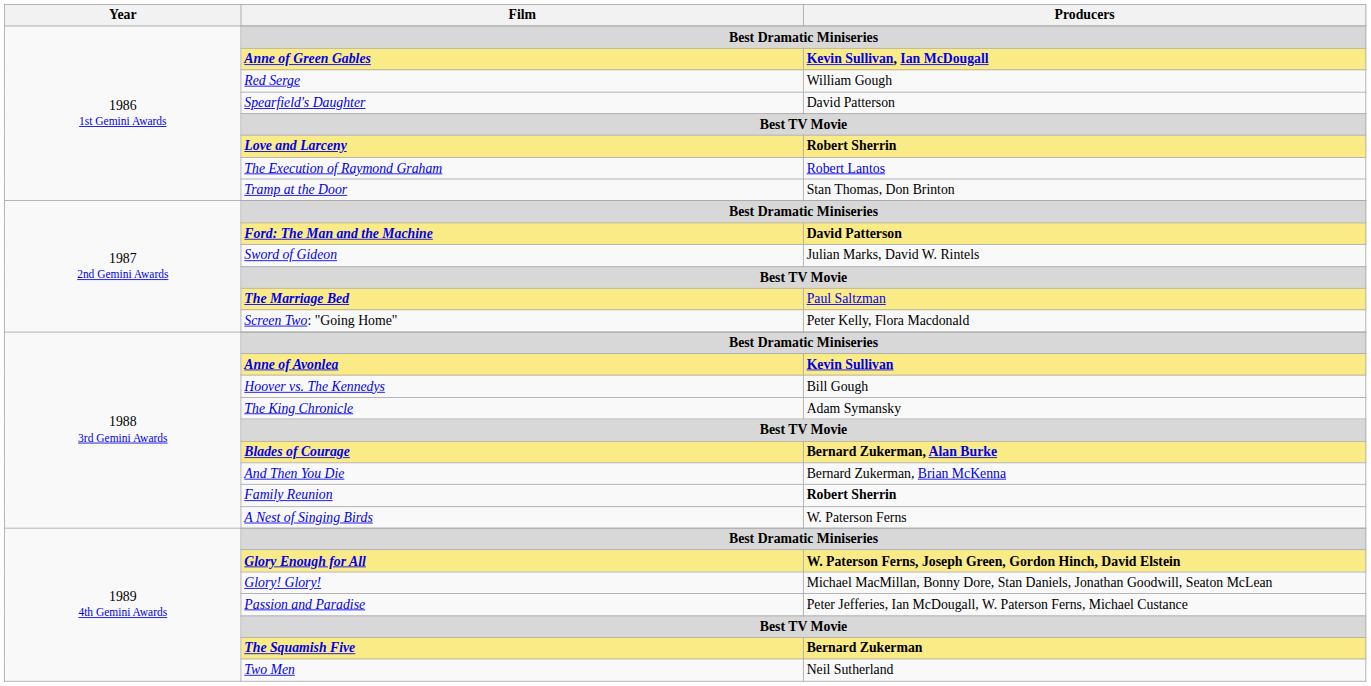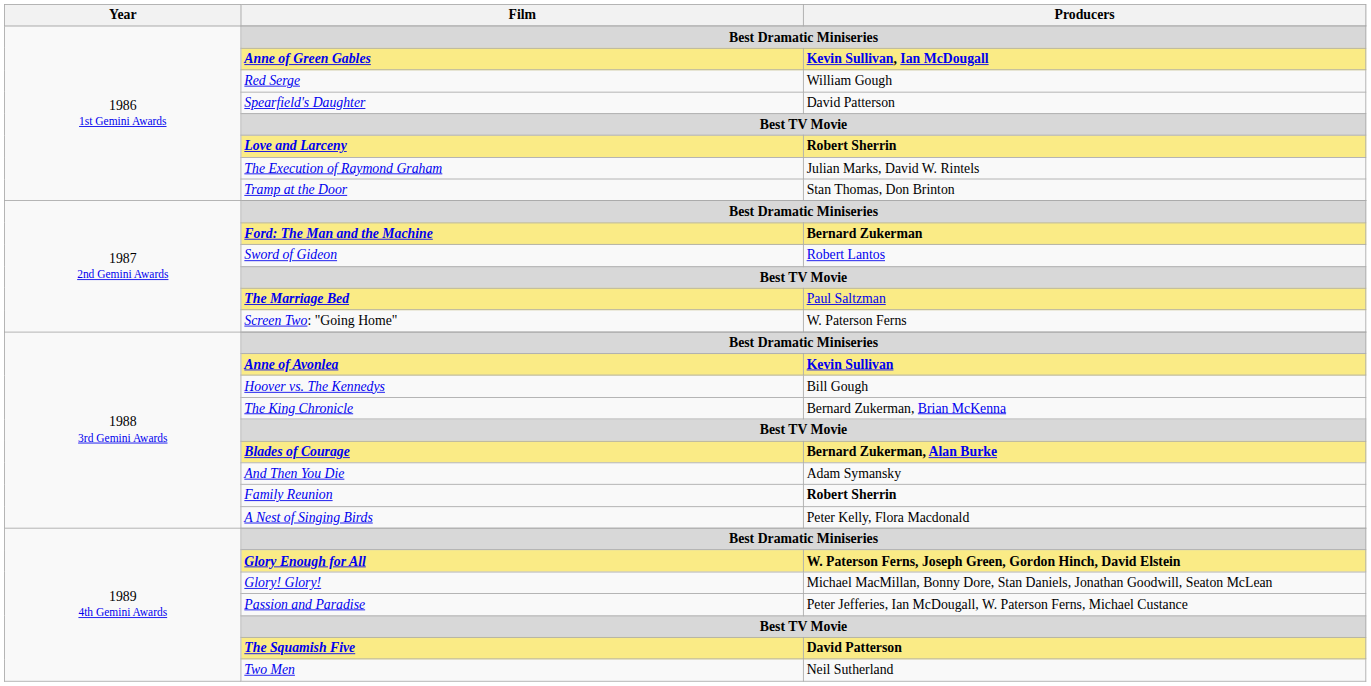(846, 168) Robert Lantos -> (893, 168) Julian Marks, David W. Rintels
(854, 233) David Patterson -> (865, 233) Bernard Zukerman
(893, 255) Julian Marks, David W. Rintels -> (846, 255) Robert Lantos
(888, 320) Peter Kelly, Flora Macdonald -> (857, 320) W. Paterson Ferns
(854, 408) Adam Symansky -> (906, 408) Bernard Zukerman, Brian McKenna
(906, 473) Bernard Zukerman, Brian McKenna -> (854, 473) Adam Symansky
(857, 517) W. Paterson Ferns -> (888, 517) Peter Kelly, Flora Macdonald
(865, 648) Bernard Zukerman -> (854, 648) David Patterson
